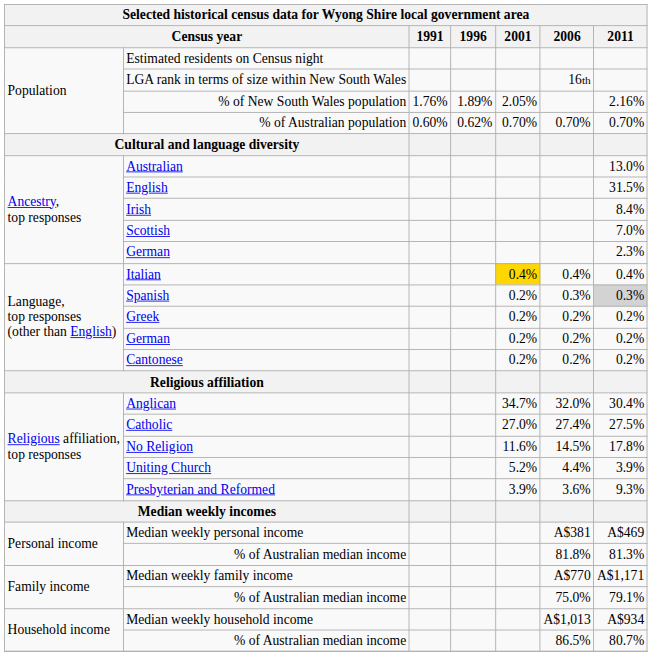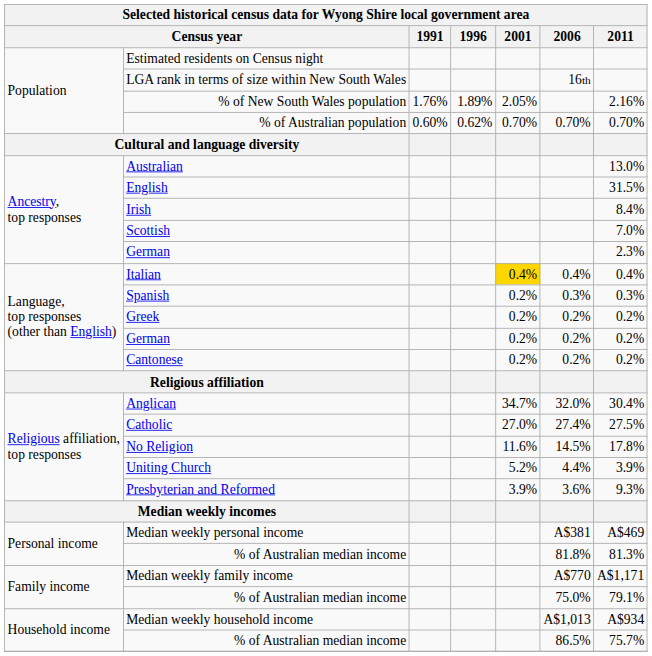(628, 295) lightgrey background -> (628, 295) no background
(627, 640) 80.7% -> (627, 640) 75.7%
